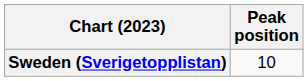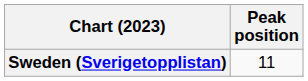(267, 62) 10 -> (267, 62) 11
